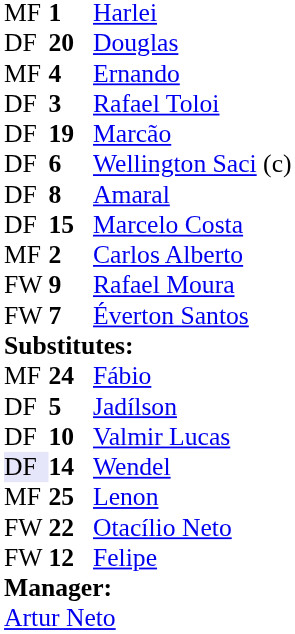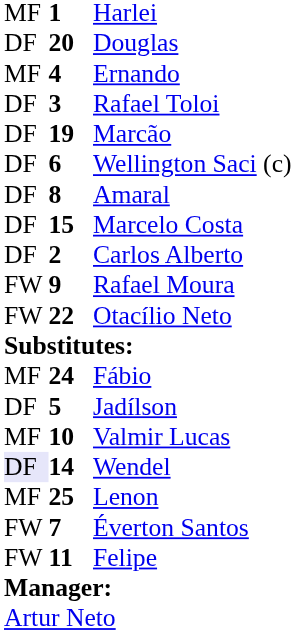(23, 254) MF -> (20, 254) DF
rows swapped: (162, 527) <-> (171, 315)
(20, 436) DF -> (23, 436) MF
(61, 557) 12 -> (61, 557) 11
